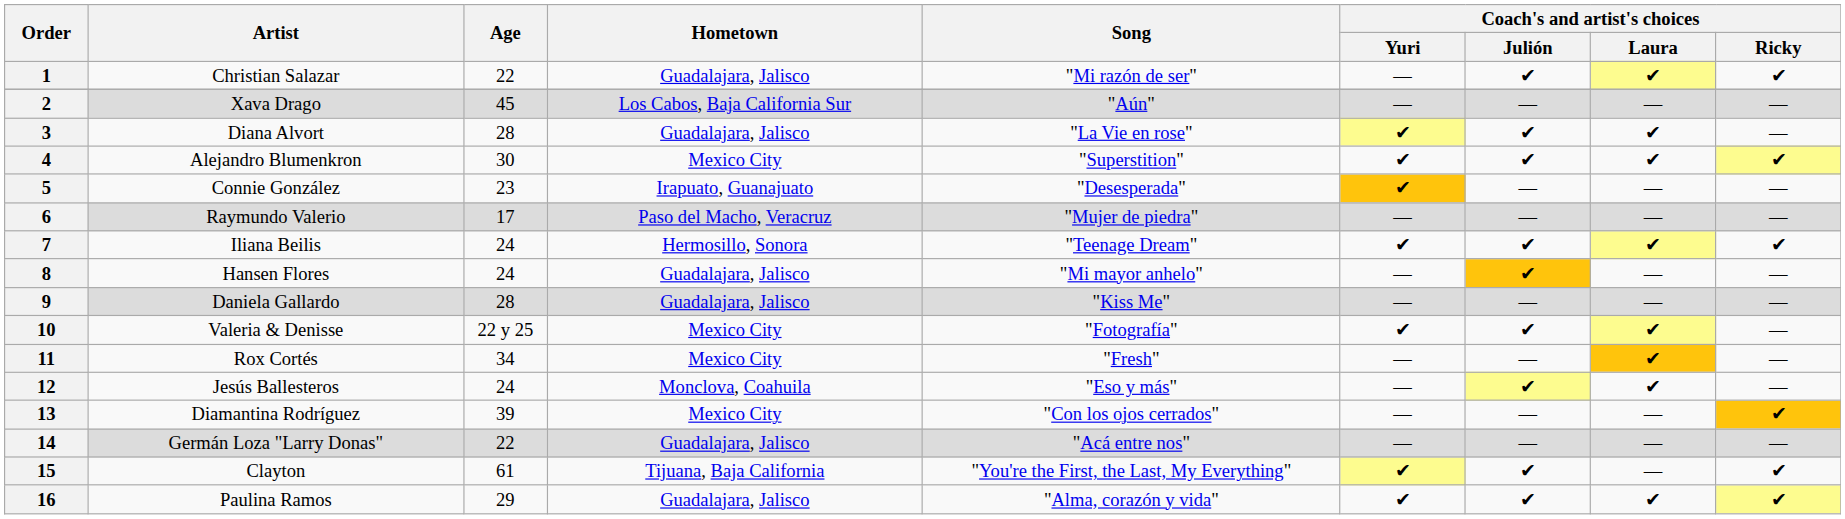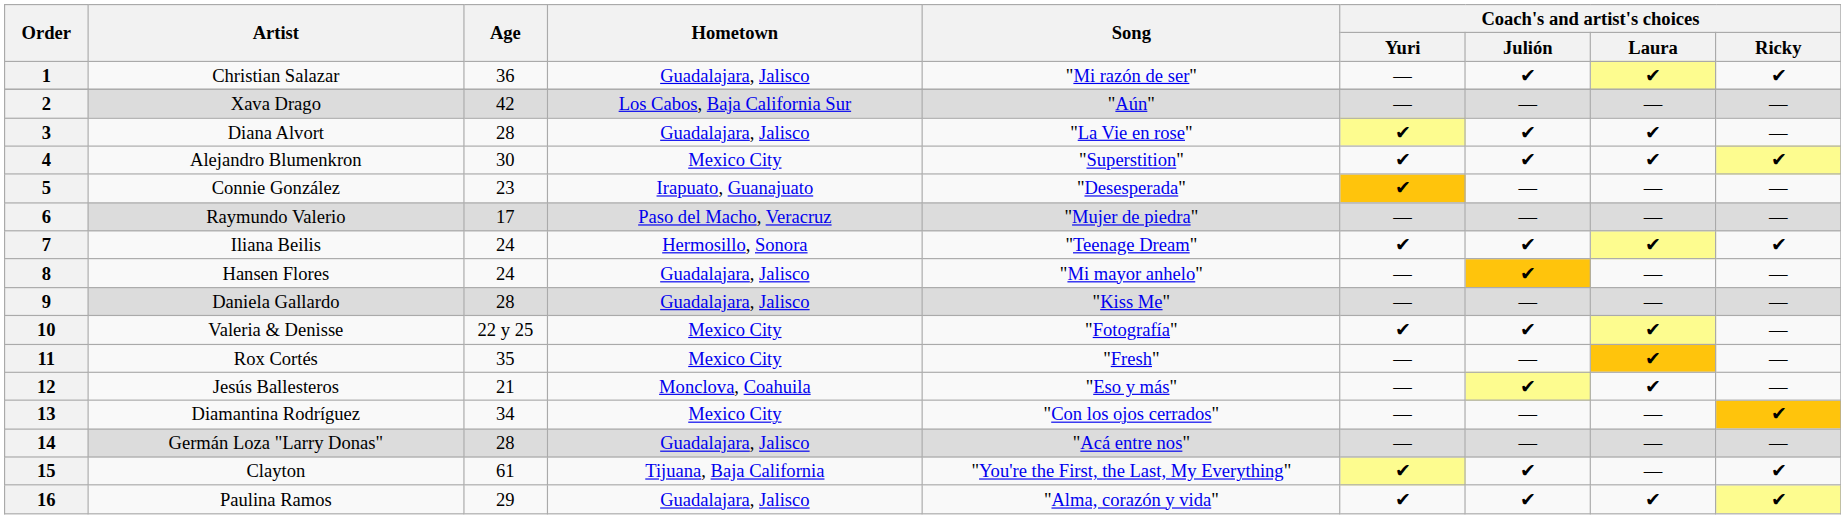(505, 75) 22 -> (505, 75) 36
(505, 104) 45 -> (505, 104) 42
(505, 358) 34 -> (505, 358) 35
(505, 386) 24 -> (505, 386) 21
(505, 415) 39 -> (505, 415) 34
(505, 443) 22 -> (505, 443) 28
